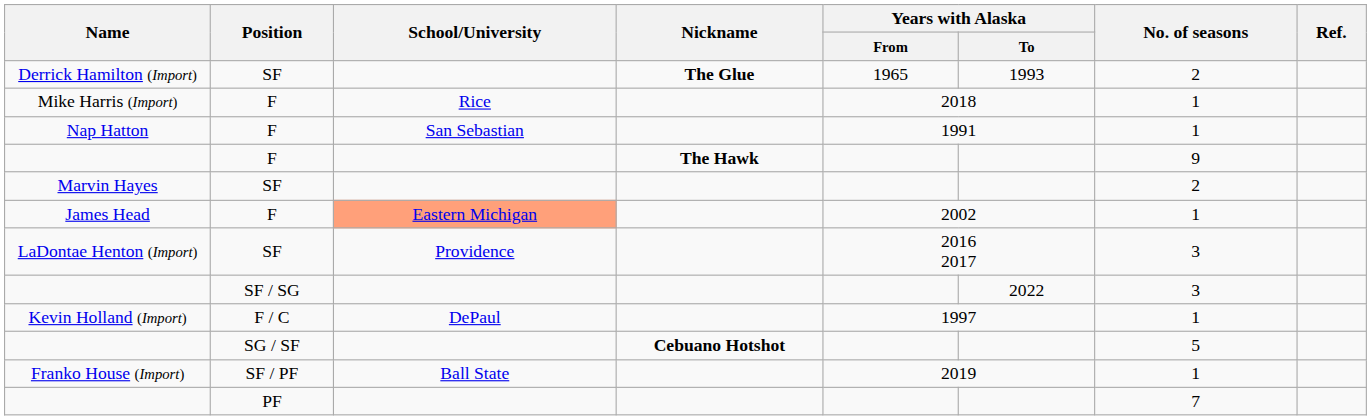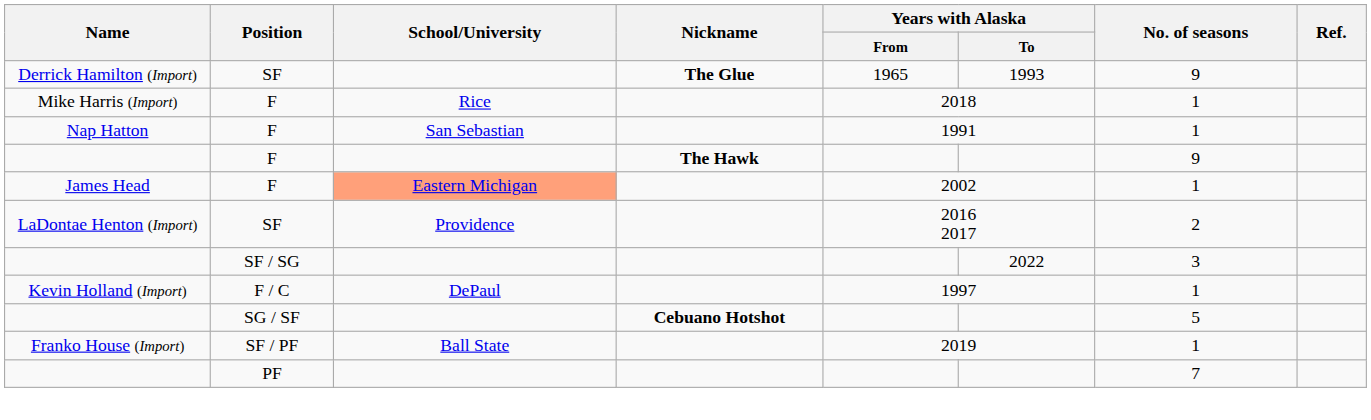(1196, 74) 2 -> (1196, 74) 9
- row: (108, 185)
(1196, 251) 3 -> (1196, 223) 2
